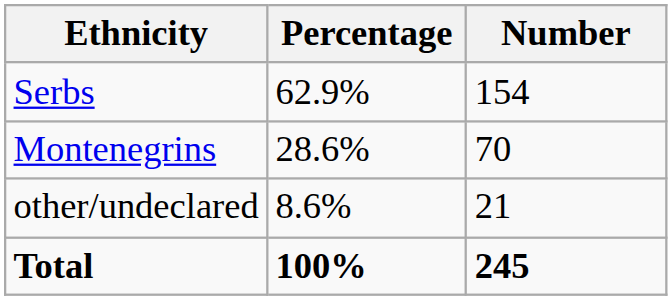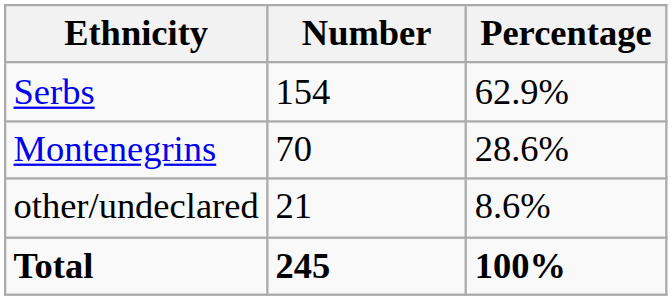columns swapped: (566, 33) <-> (367, 33)
